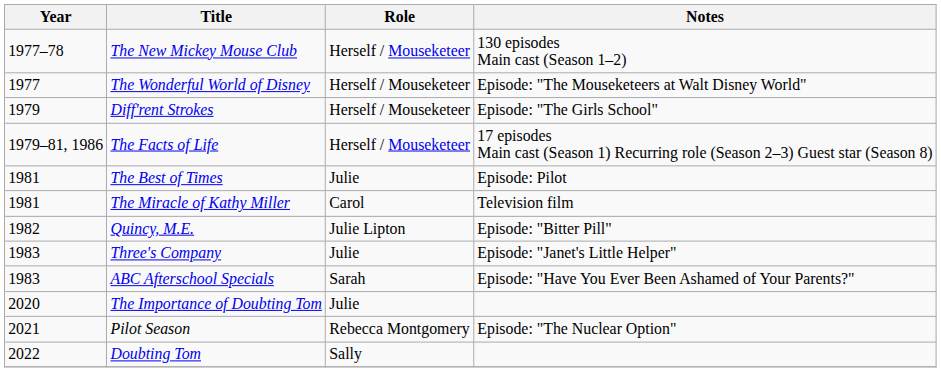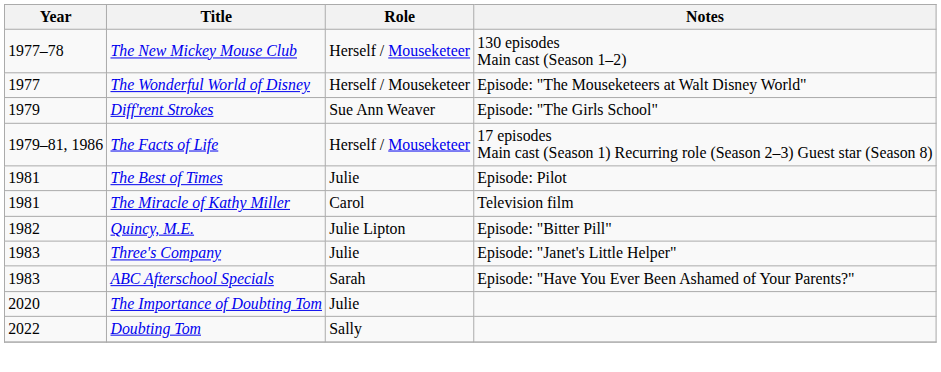(400, 110) Herself / Mouseketeer -> (382, 110) Sue Ann Weaver
- row: (150, 329)
